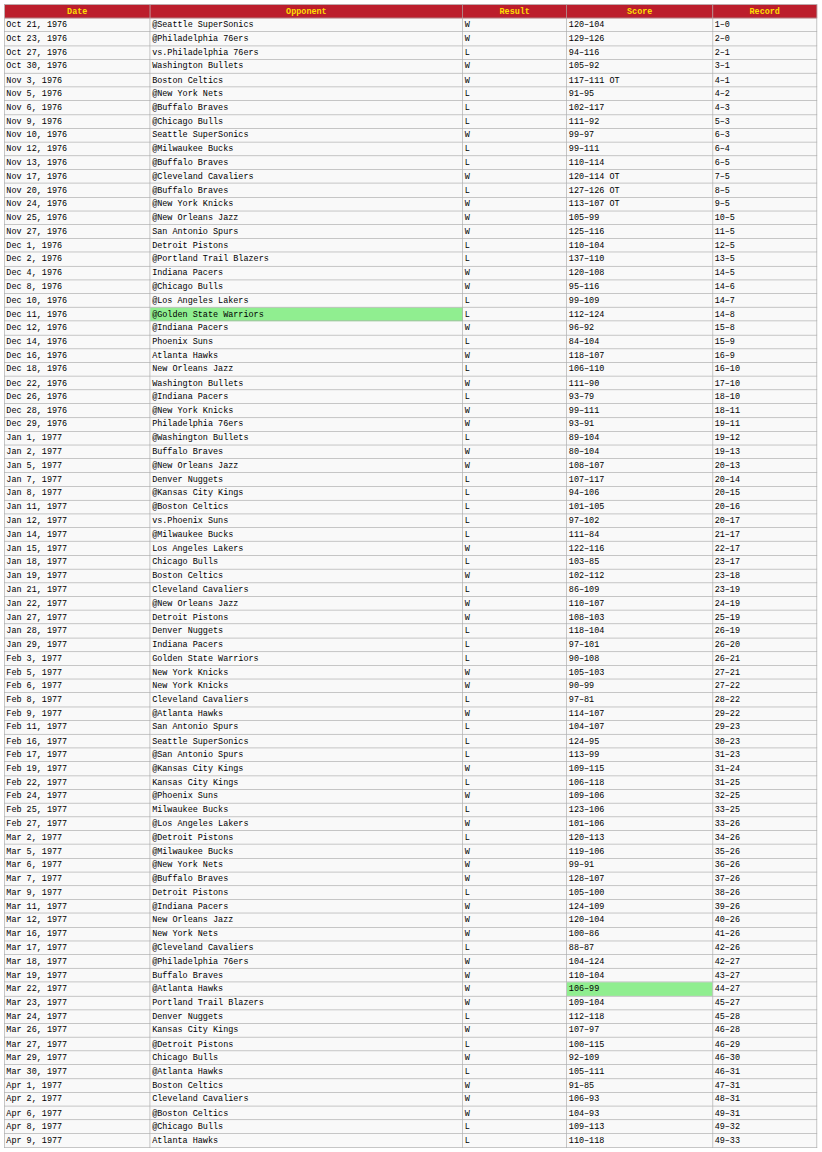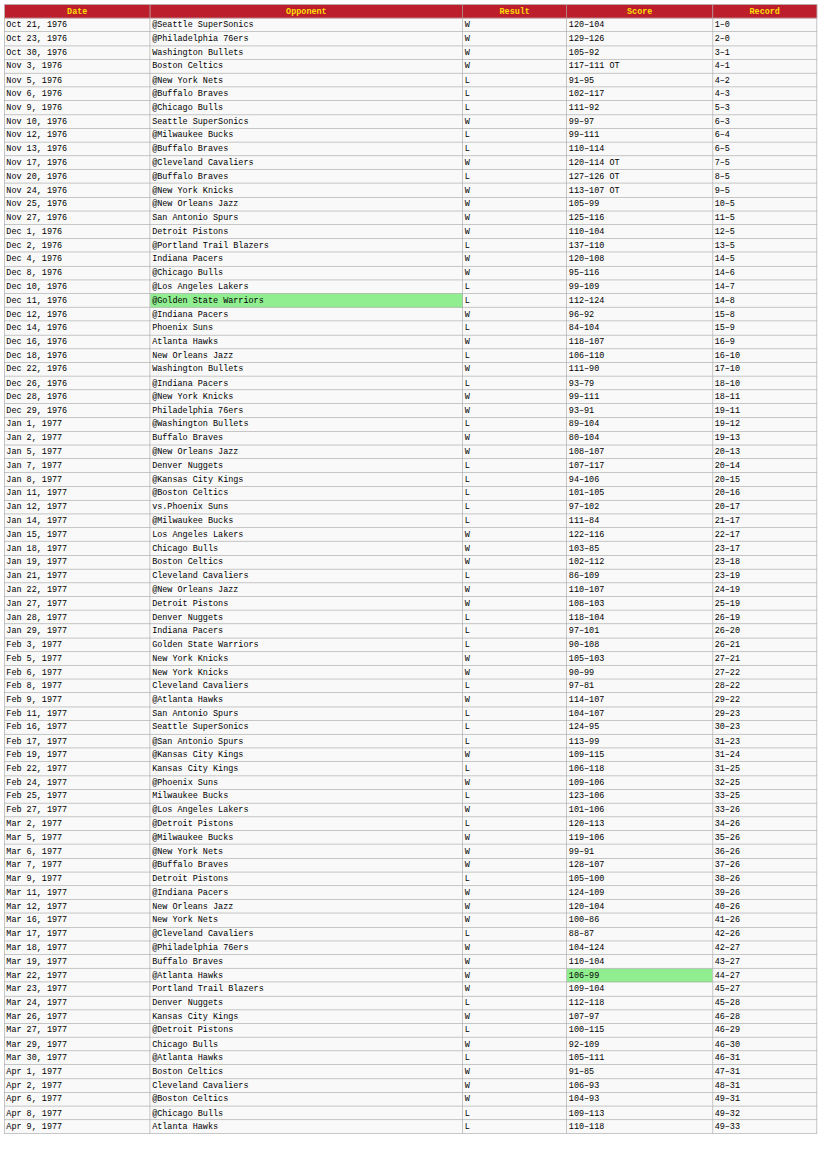- row: (37, 53)
(467, 245) L -> (467, 232) W
(467, 562) L -> (467, 548) W
